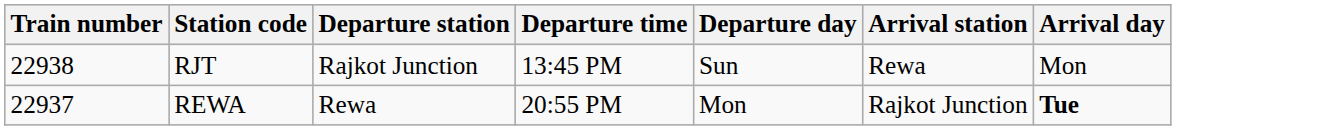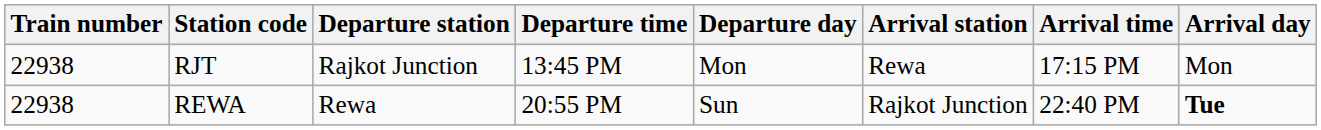+ column: (1106, 24)
(719, 64) Sun -> (723, 64) Mon
(42, 104) 22937 -> (42, 104) 22938
(723, 104) Mon -> (719, 104) Sun
